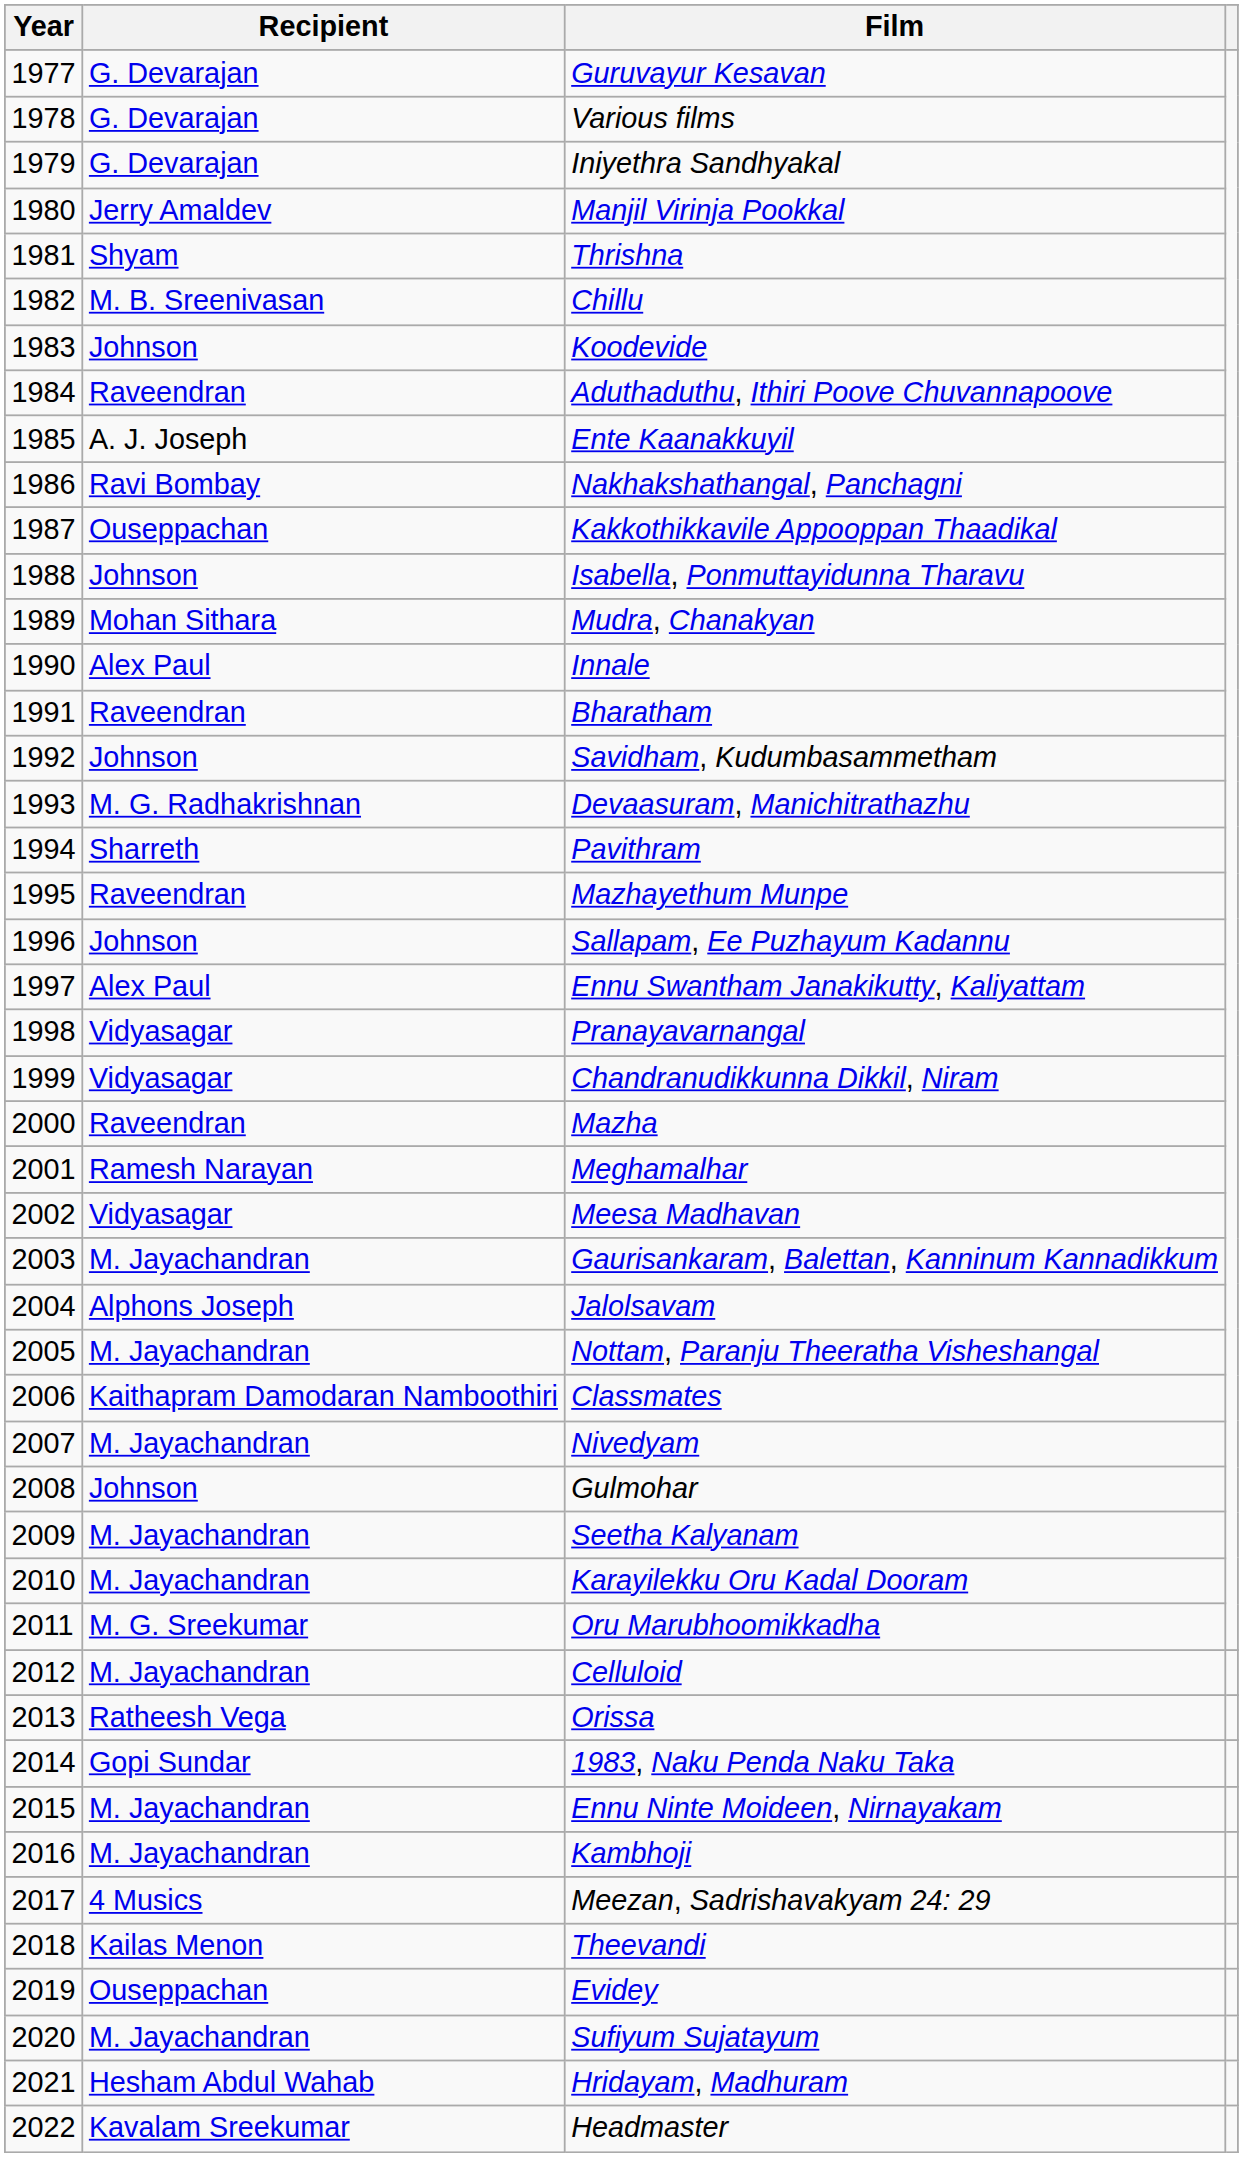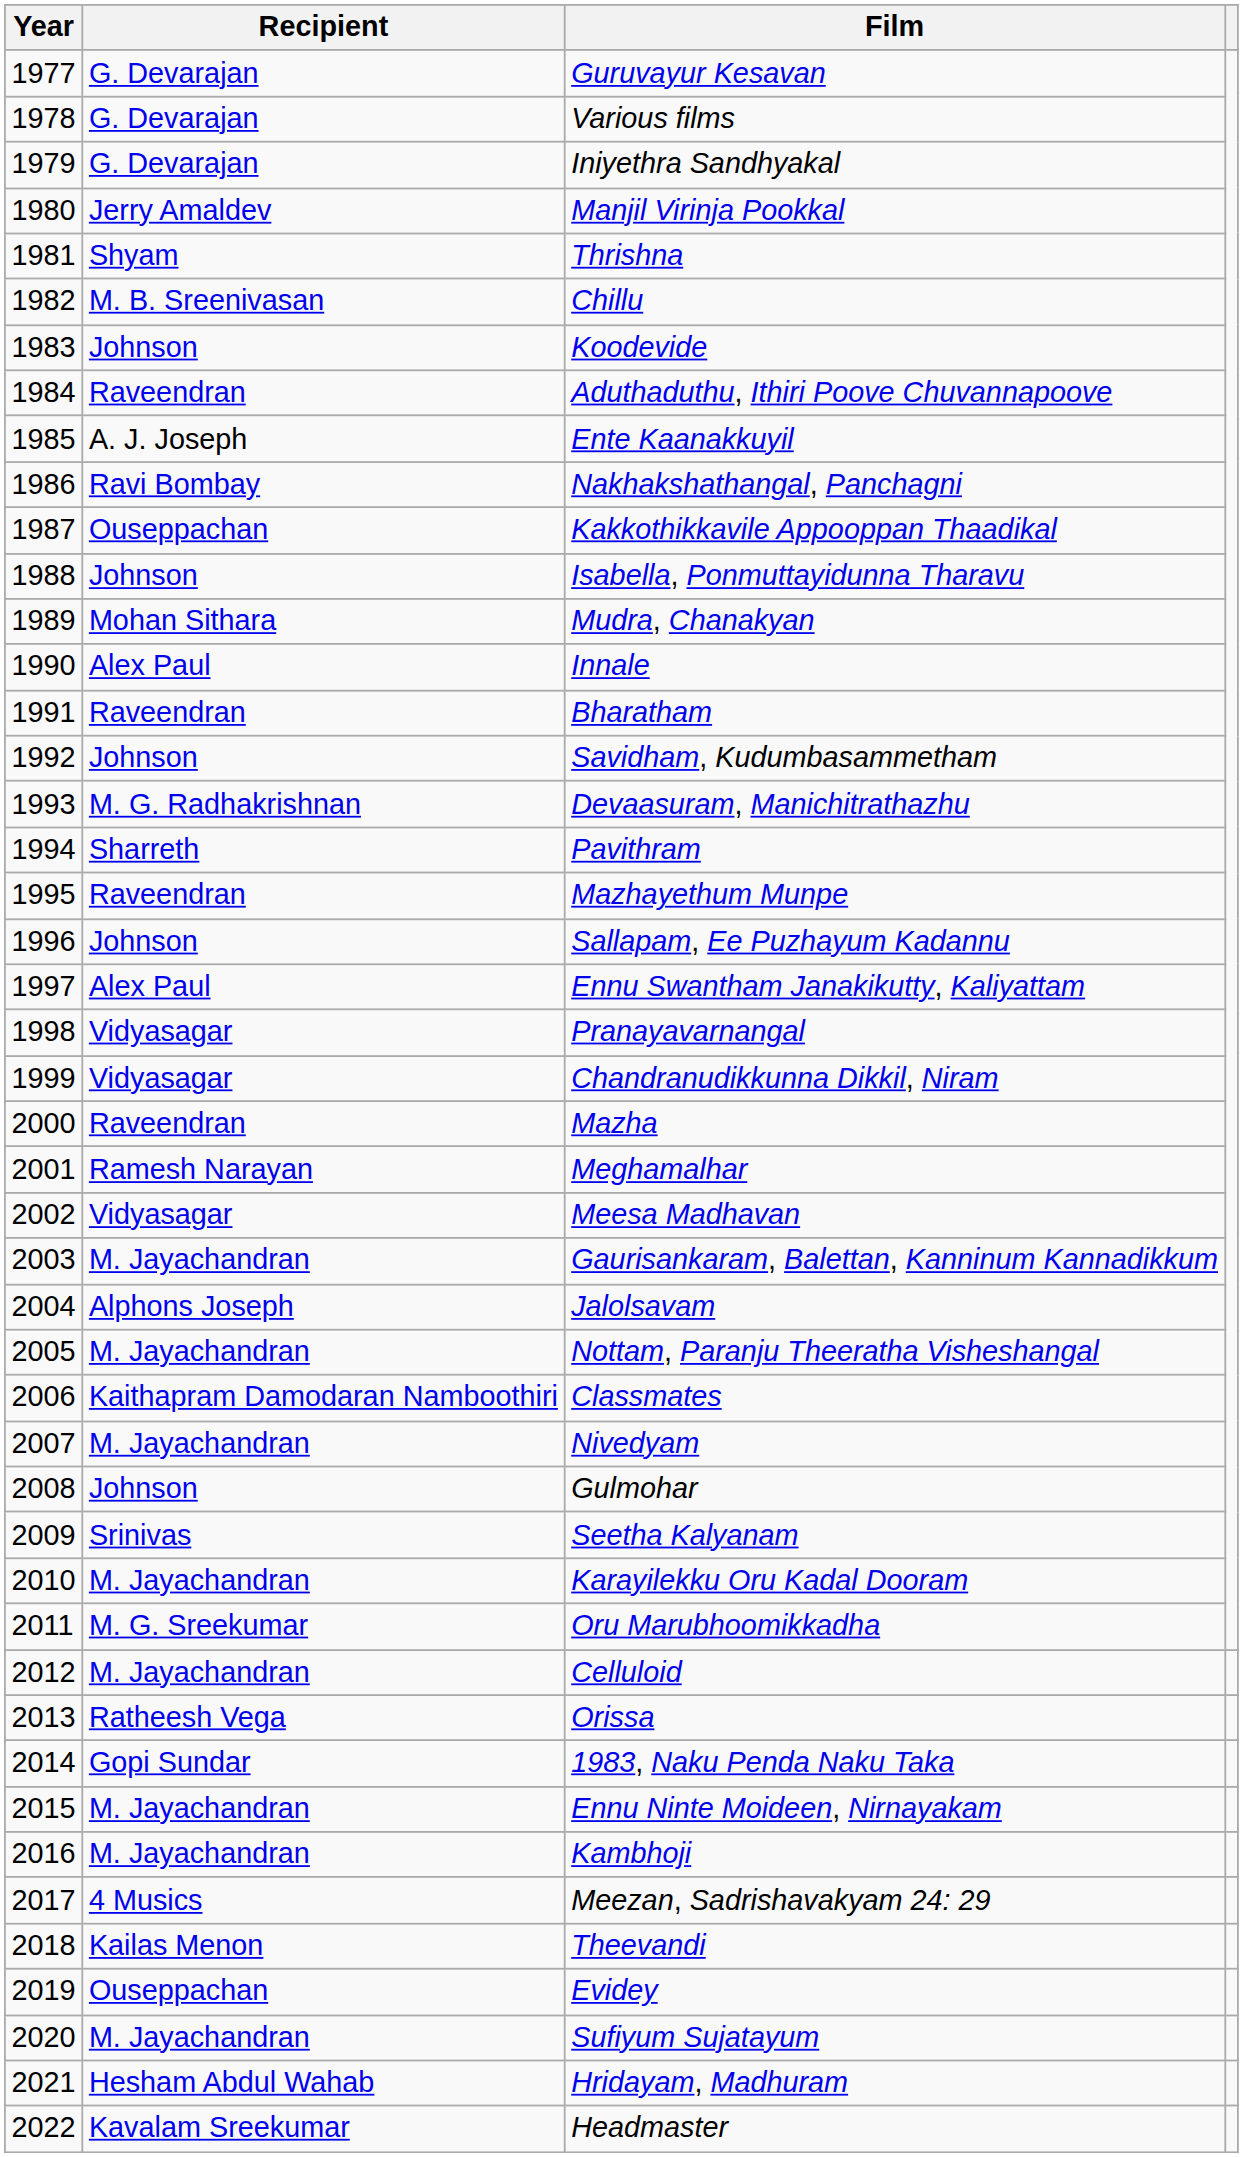(199, 1534) M. Jayachandran -> (140, 1534) Srinivas
